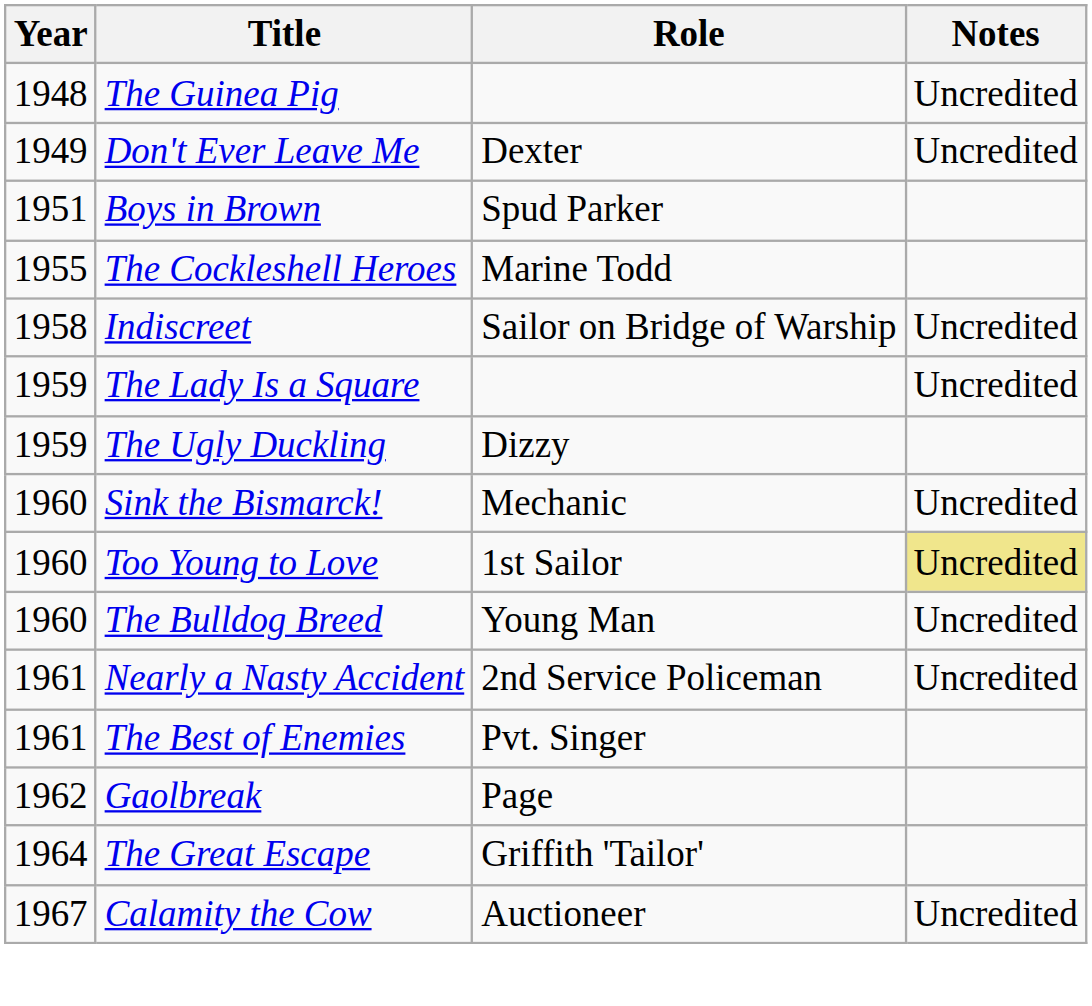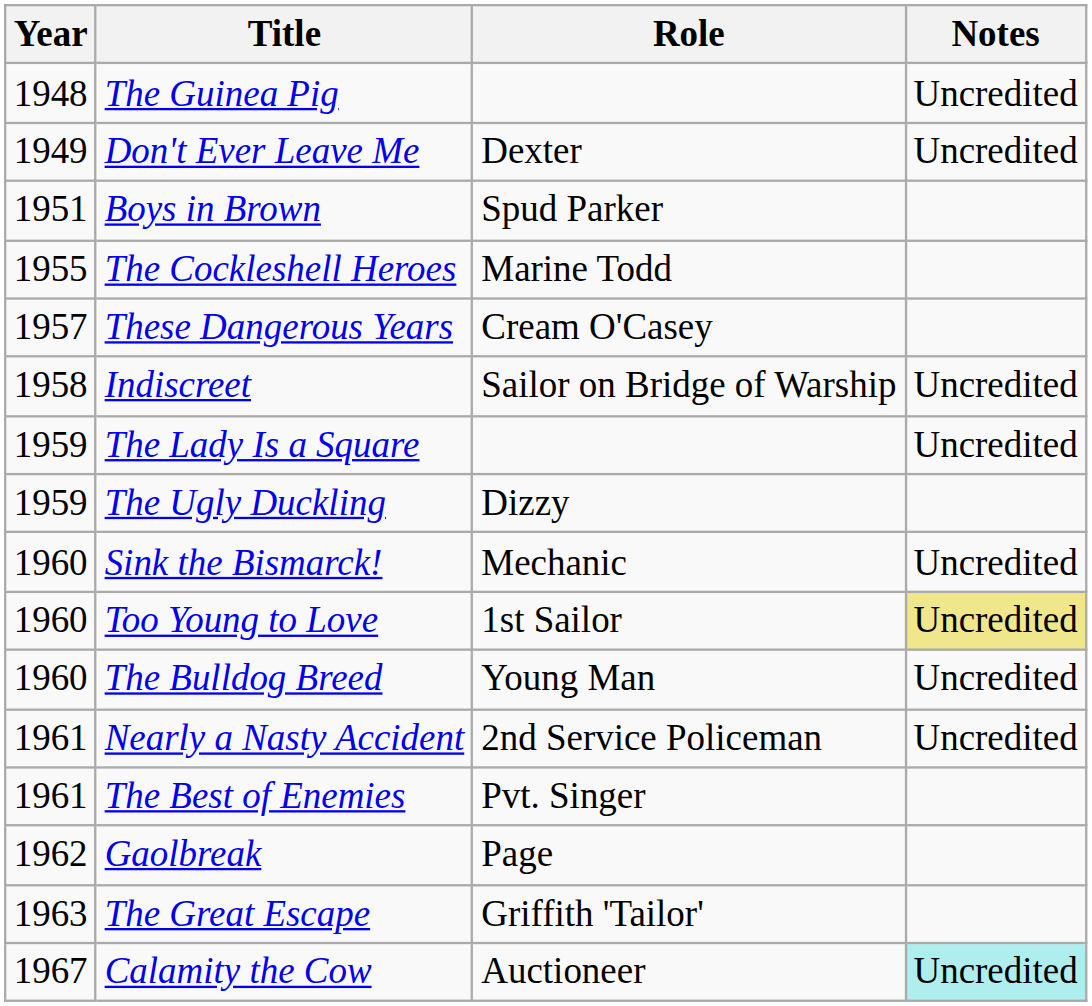+ row: (279, 326)
(51, 854) 1964 -> (51, 913) 1963
(996, 913) no background -> (996, 971) paleturquoise background
